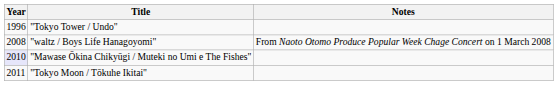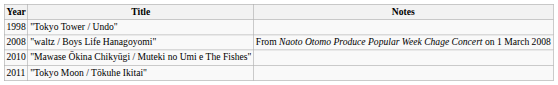(16, 27) 1996 -> (16, 27) 1998
(16, 57) lavender background -> (16, 57) no background
